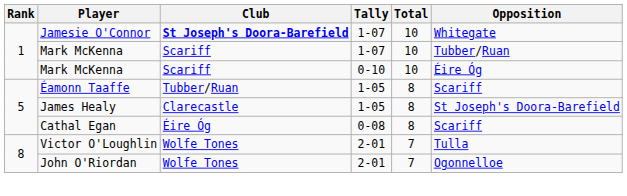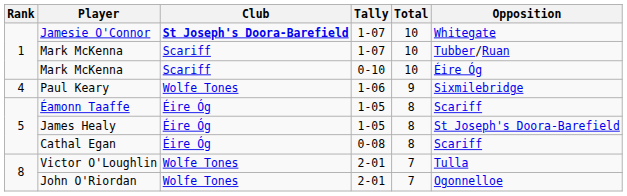+ row: (75, 88)
(201, 88) Tubber/Ruan -> (187, 107) Éire Óg
(201, 107) Clarecastle -> (187, 126) Éire Óg
